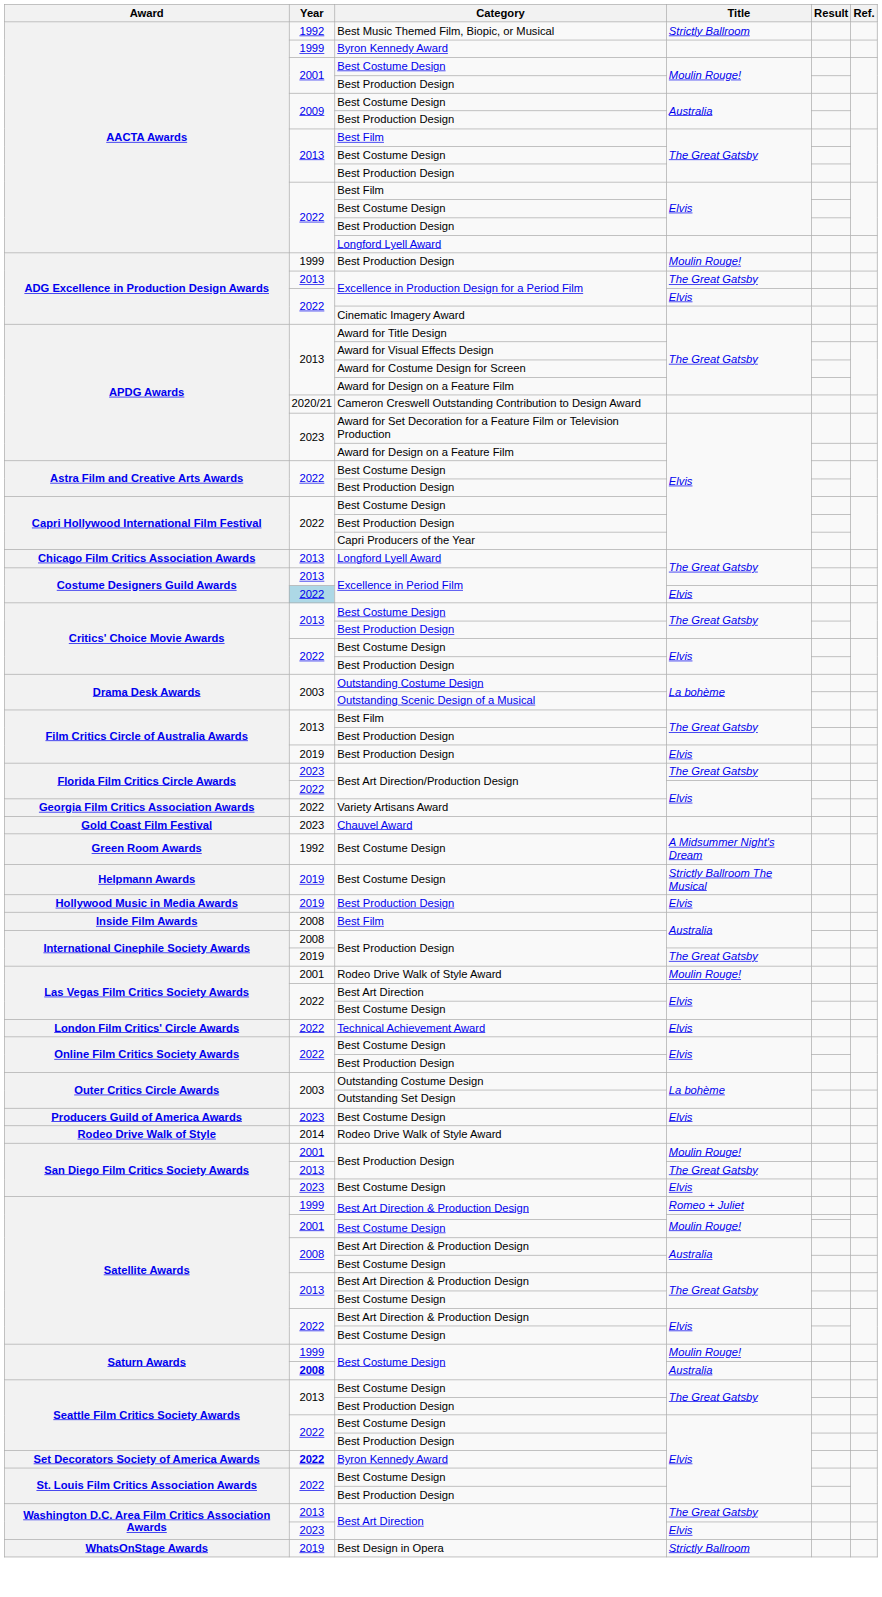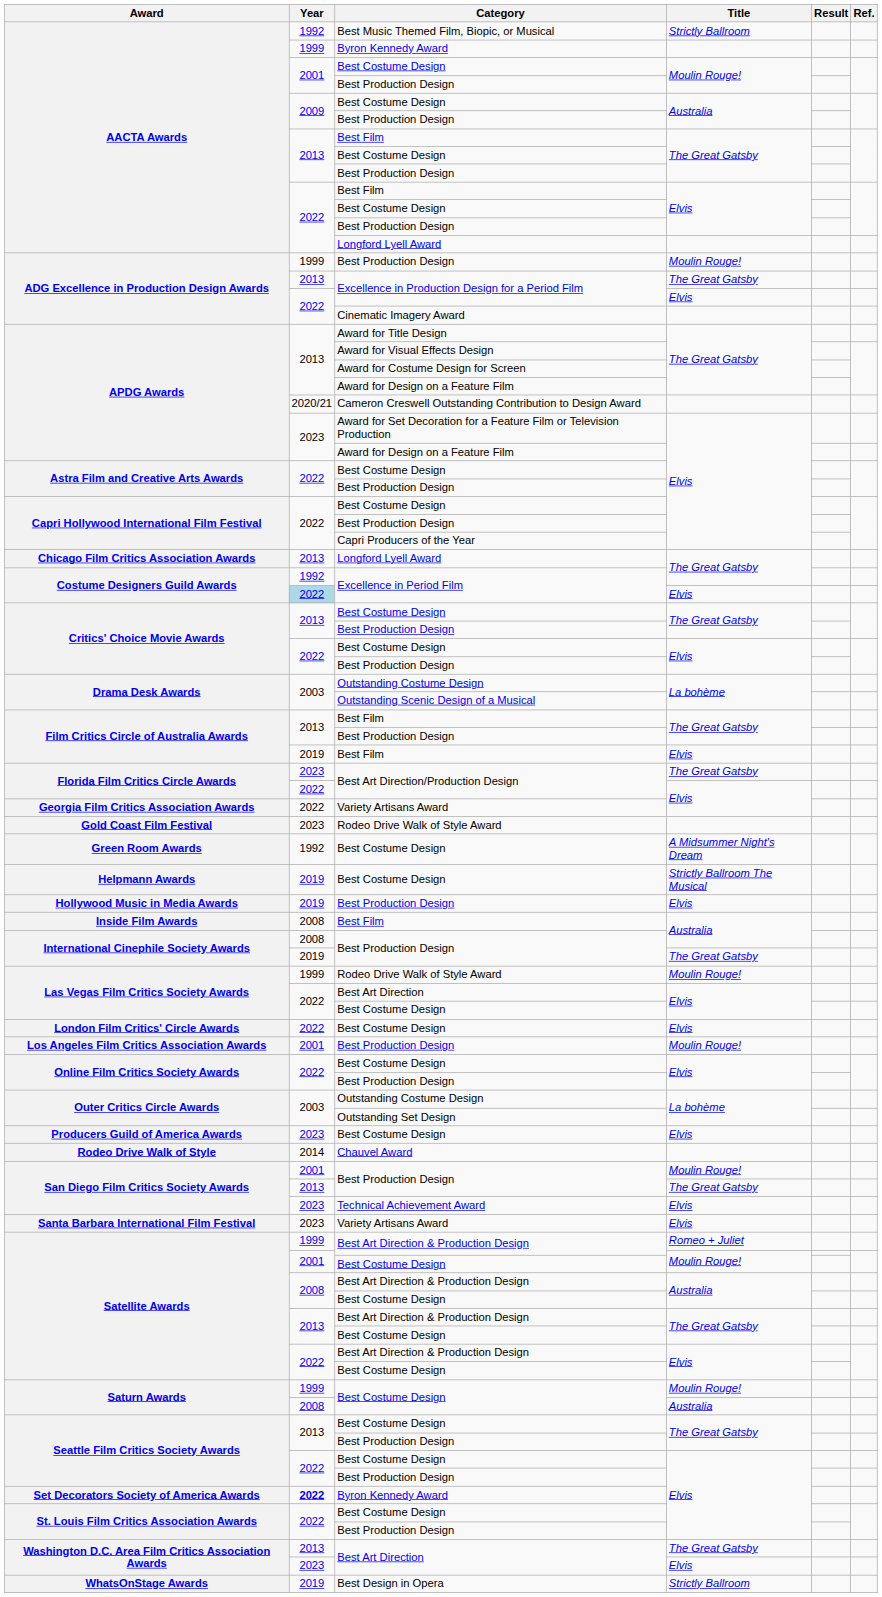(312, 576) 2013 -> (312, 576) 1992
(396, 754) Best Production Design -> (361, 754) Best Film
(375, 825) Chauvel Award -> (419, 825) Rodeo Drive Walk of Style Award
(312, 974) 2001 -> (312, 974) 1999
(411, 1028) Technical Achievement Award -> (391, 1028) Best Costume Design
+ row: (147, 1045)
(419, 1134) Rodeo Drive Walk of Style Award -> (375, 1152) Chauvel Award
(391, 1187) Best Costume Design -> (411, 1205) Technical Achievement Award
+ row: (147, 1223)
(312, 1370) bold -> (312, 1406) normal
